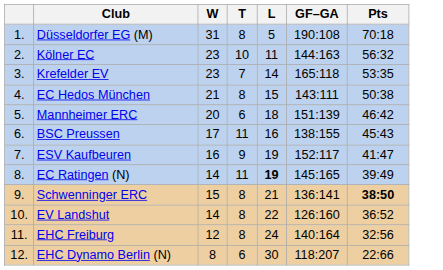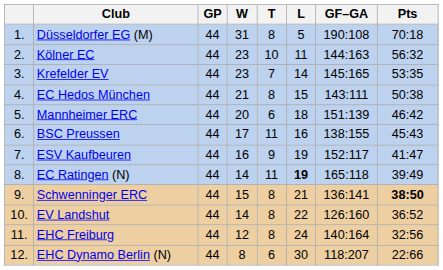+ column: (213, 14)
(317, 74) 165:118 -> (346, 74) 145:165
(317, 174) 145:165 -> (346, 174) 165:118
